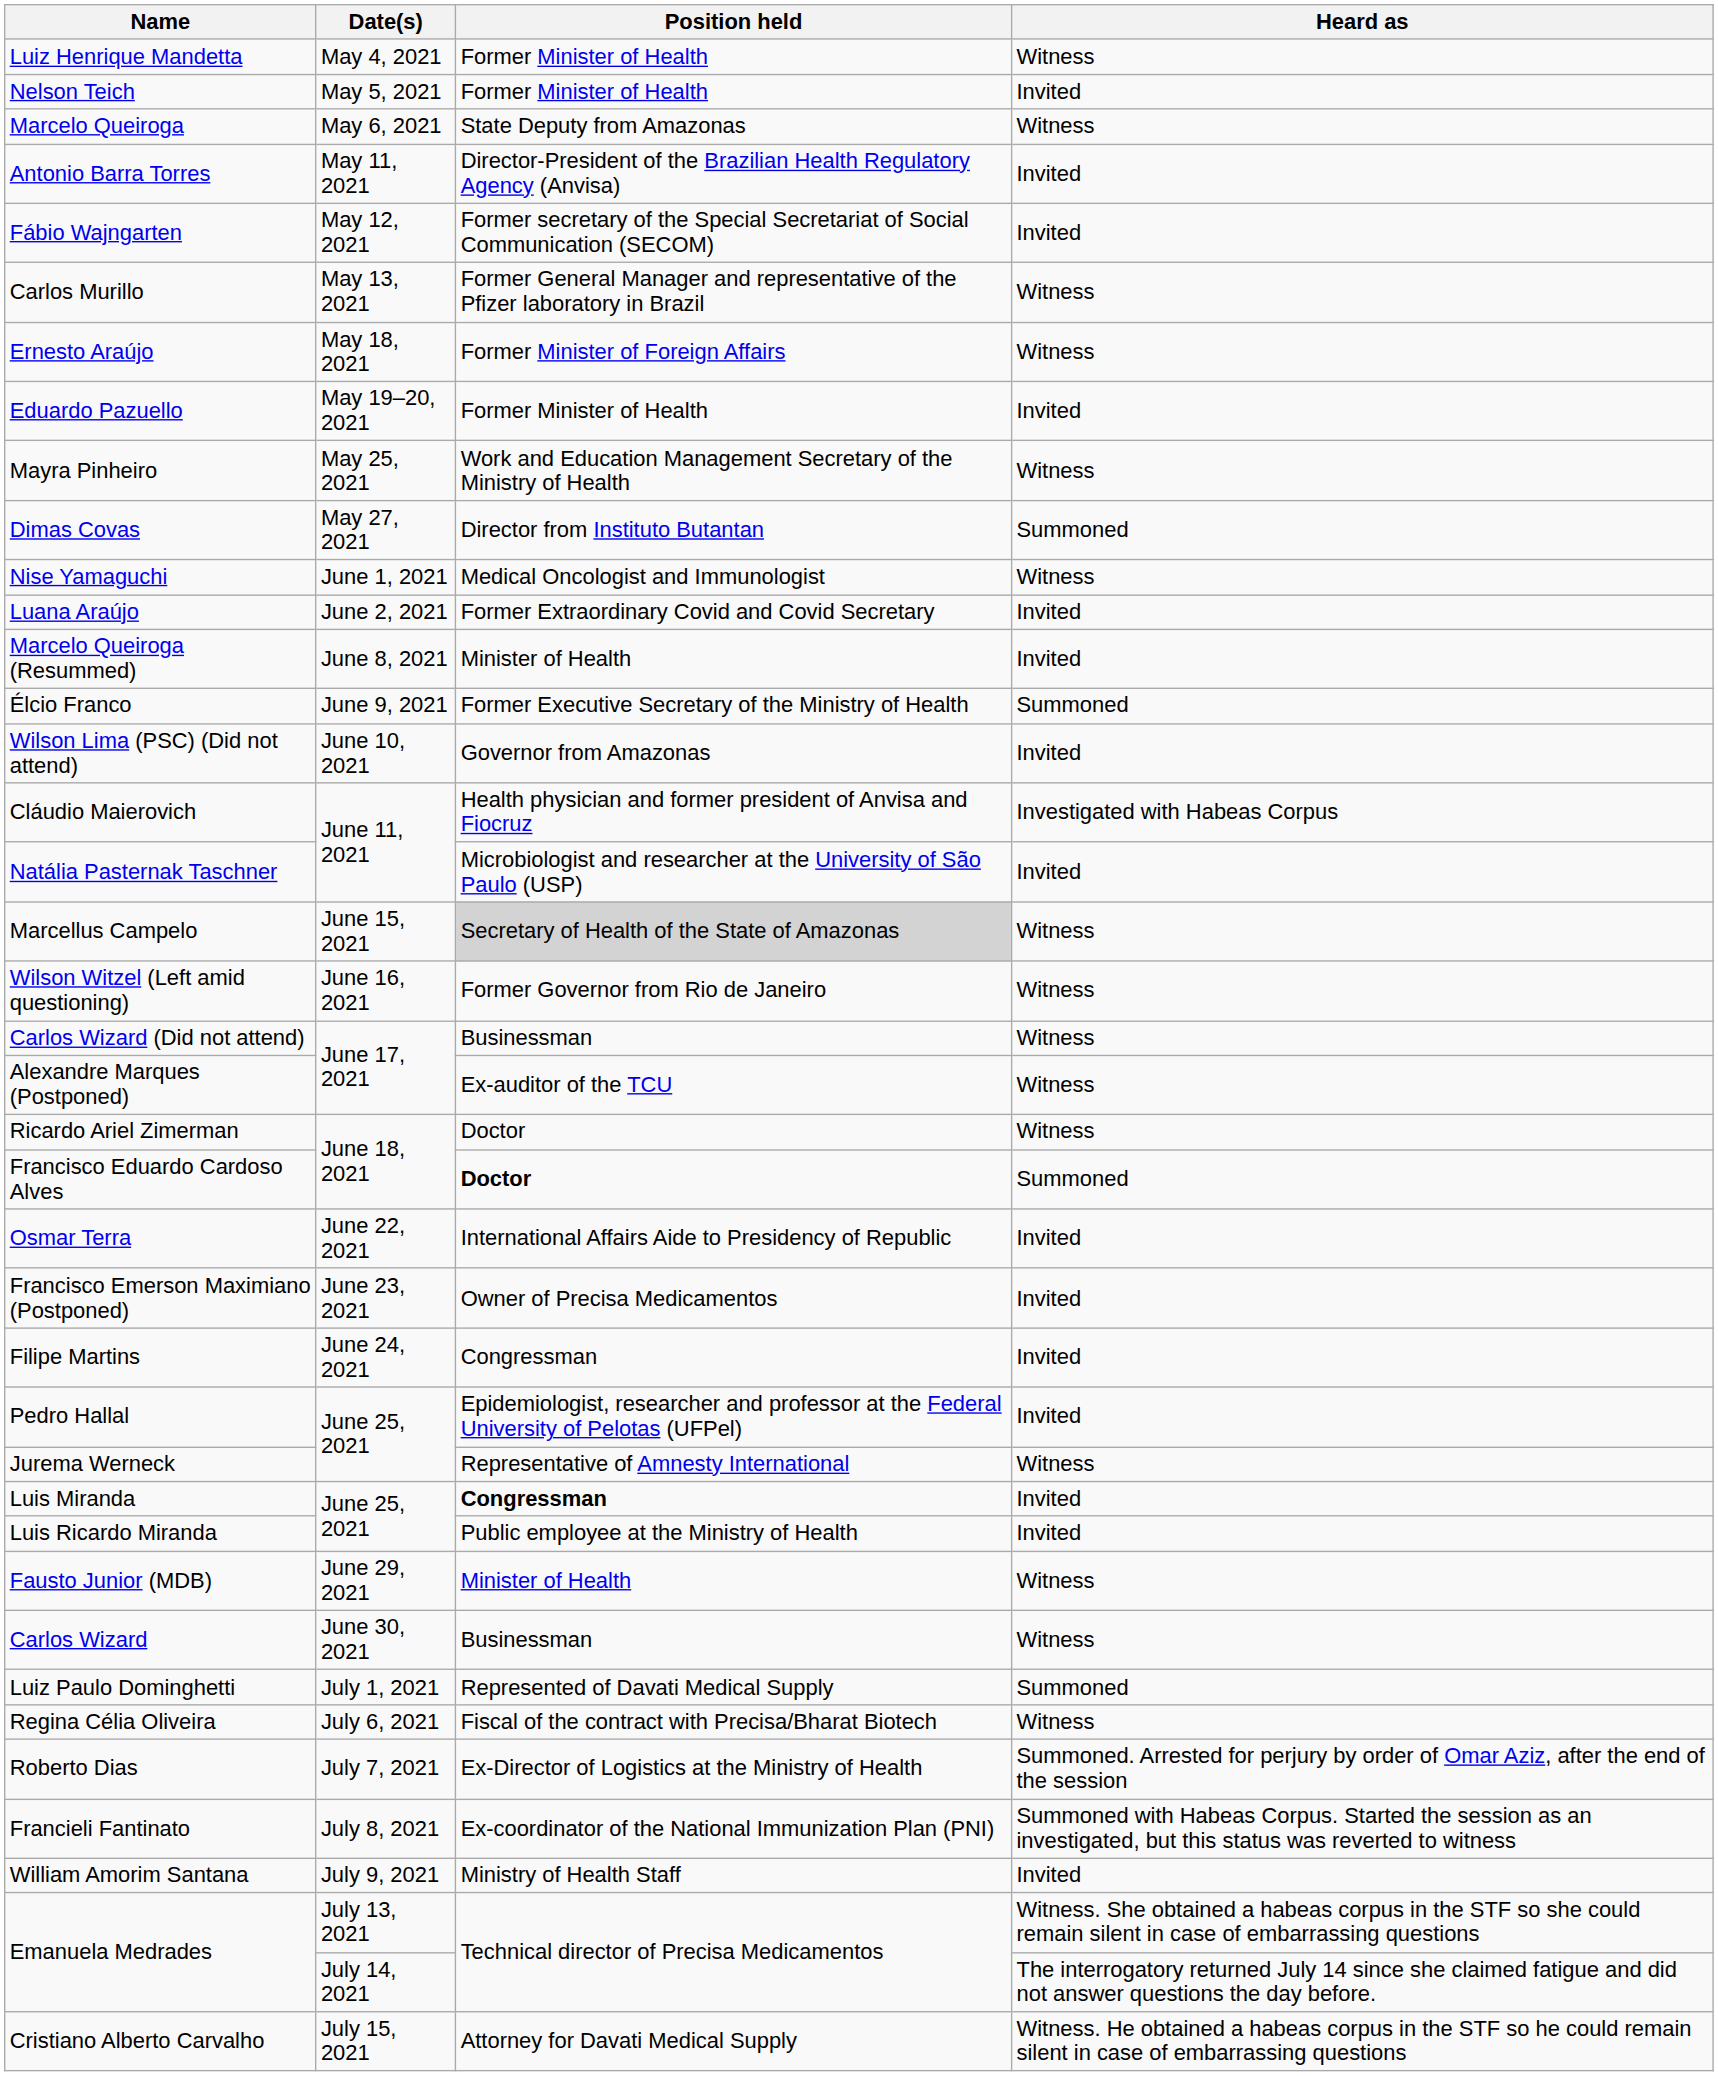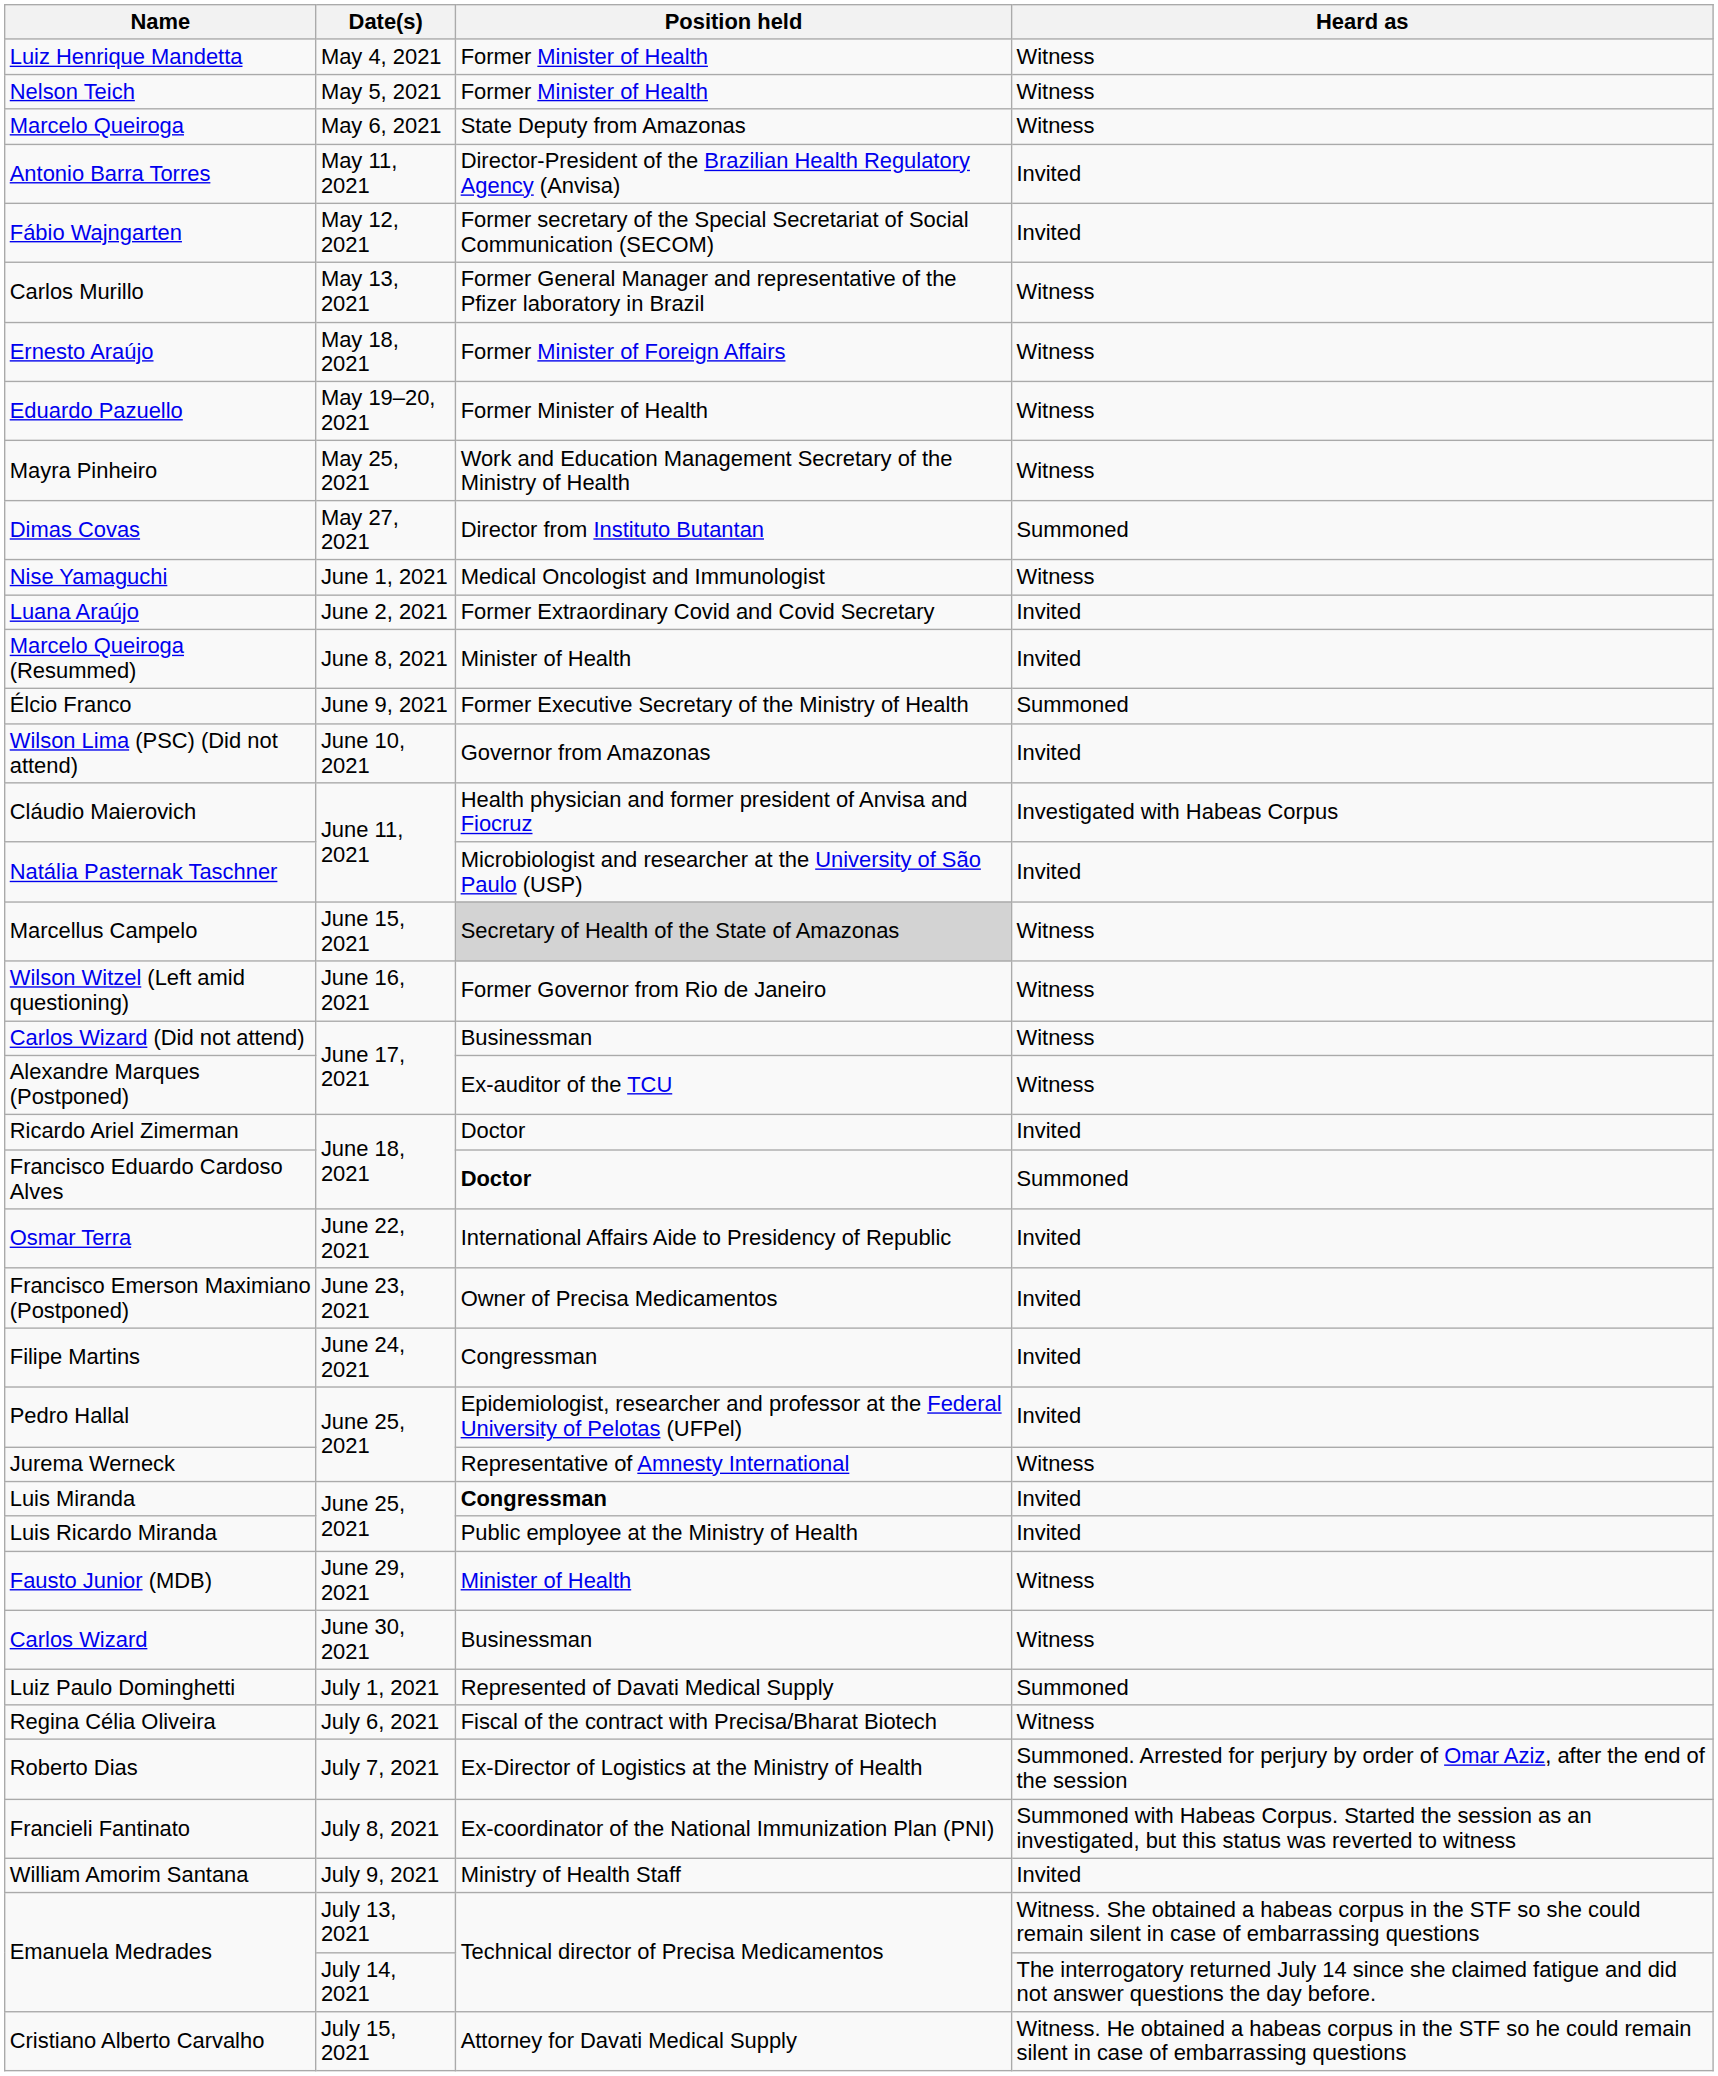(1049, 91) Invited -> (1055, 91) Witness
(1049, 410) Invited -> (1055, 410) Witness
(1055, 1131) Witness -> (1049, 1131) Invited
